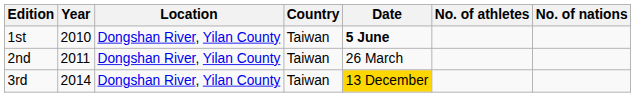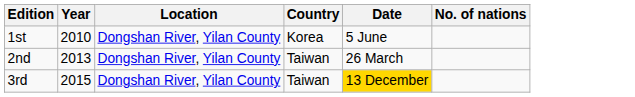- column: (482, 15)
(308, 37) Taiwan -> (305, 37) Korea
(368, 37) bold -> (366, 37) normal
(75, 59) 2011 -> (76, 59) 2013
(76, 80) 2014 -> (76, 80) 2015
